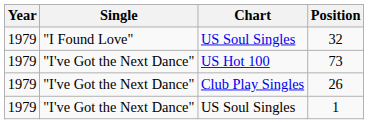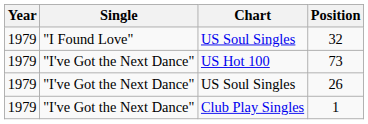(253, 84) Club Play Singles -> (248, 84) US Soul Singles
(248, 107) US Soul Singles -> (253, 107) Club Play Singles
